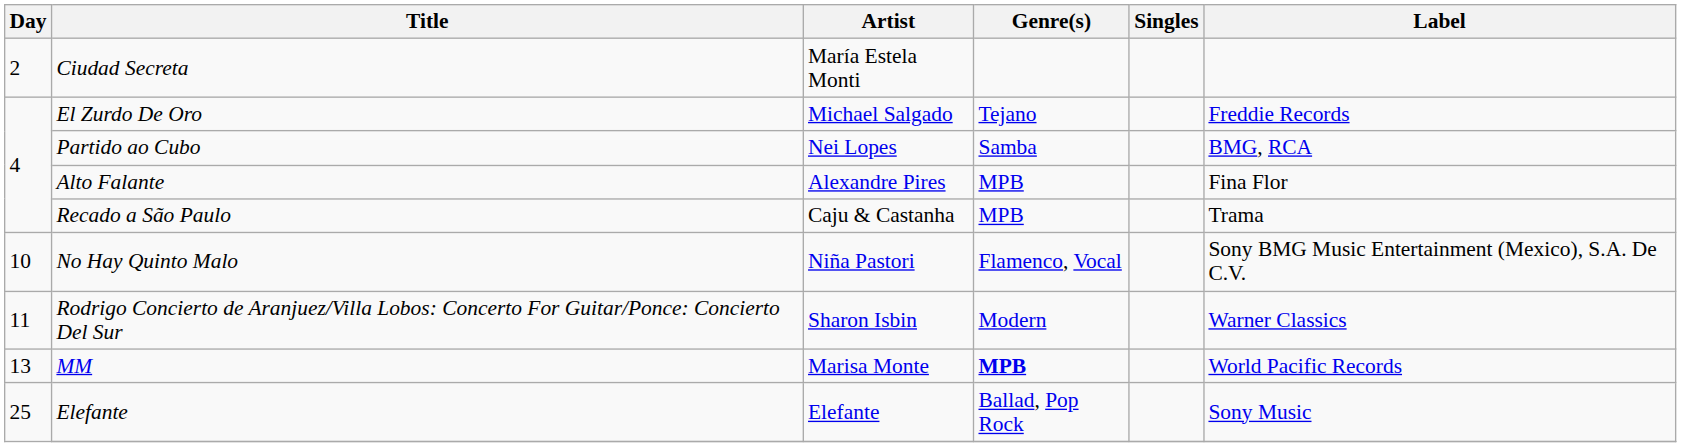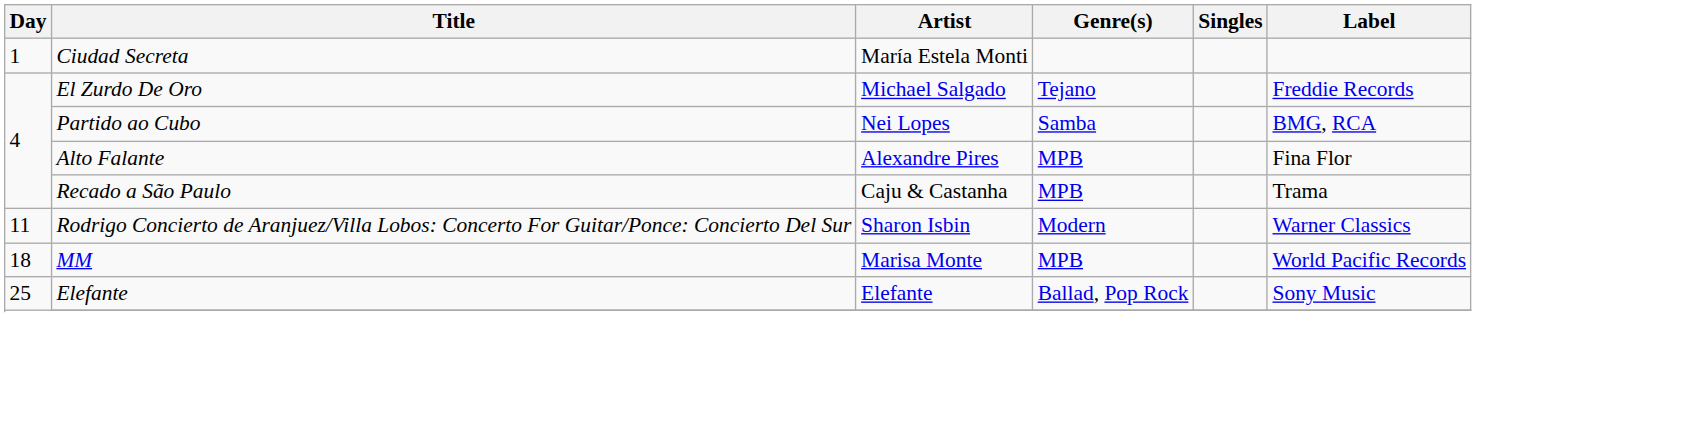(15, 67) 2 -> (15, 55) 1
- row: (147, 261)
(20, 365) 13 -> (20, 259) 18
(1002, 365) bold -> (1060, 259) normal
